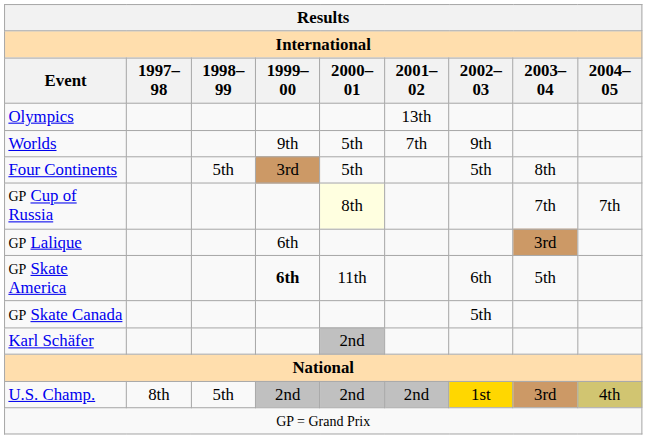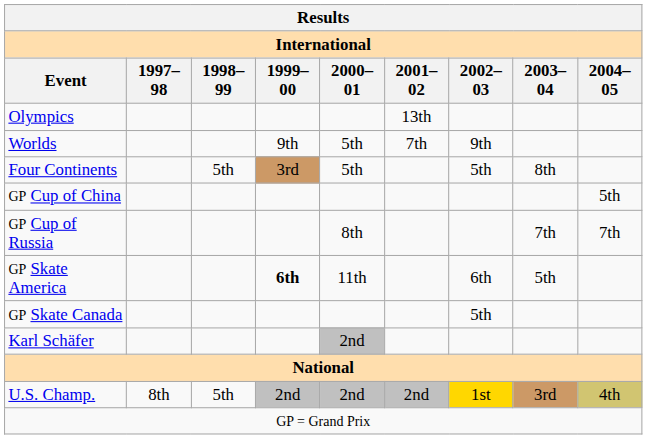+ row: (65, 196)
(352, 206) lightyellow background -> (352, 232) no background
- row: (45, 242)
